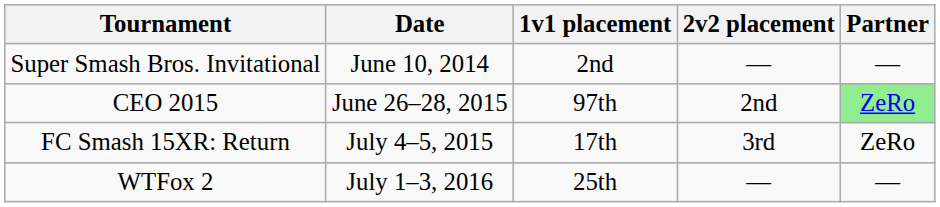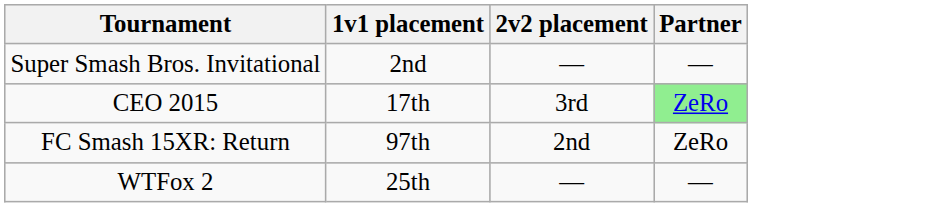- column: (420, 24)
(595, 102) 97th -> (408, 102) 17th
(759, 102) 2nd -> (572, 102) 3rd
(595, 142) 17th -> (408, 142) 97th
(759, 142) 3rd -> (572, 142) 2nd
